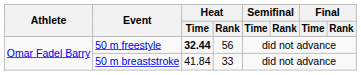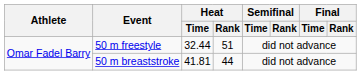(197, 45) bold -> (197, 45) normal
(228, 45) 56 -> (228, 45) 51
(197, 62) 41.84 -> (197, 62) 41.81
(228, 62) 33 -> (228, 62) 44
